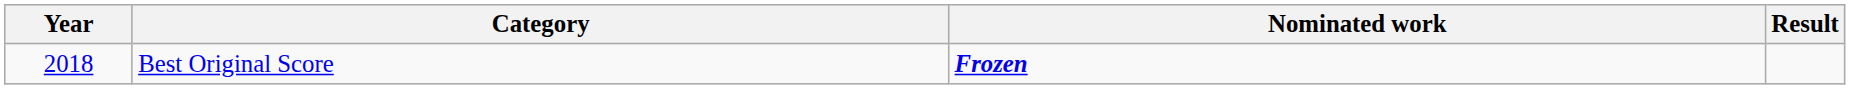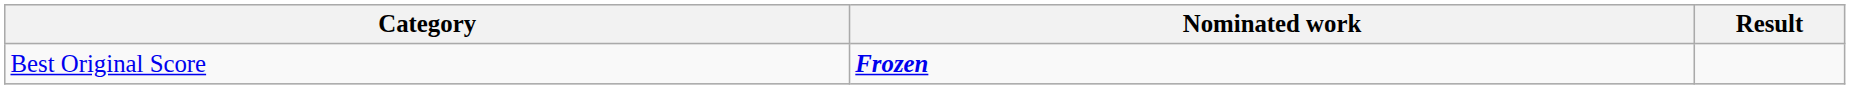- column: (69, 24)
